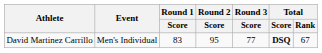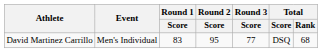(281, 40) bold -> (281, 40) normal
(305, 40) 67 -> (305, 40) 68
